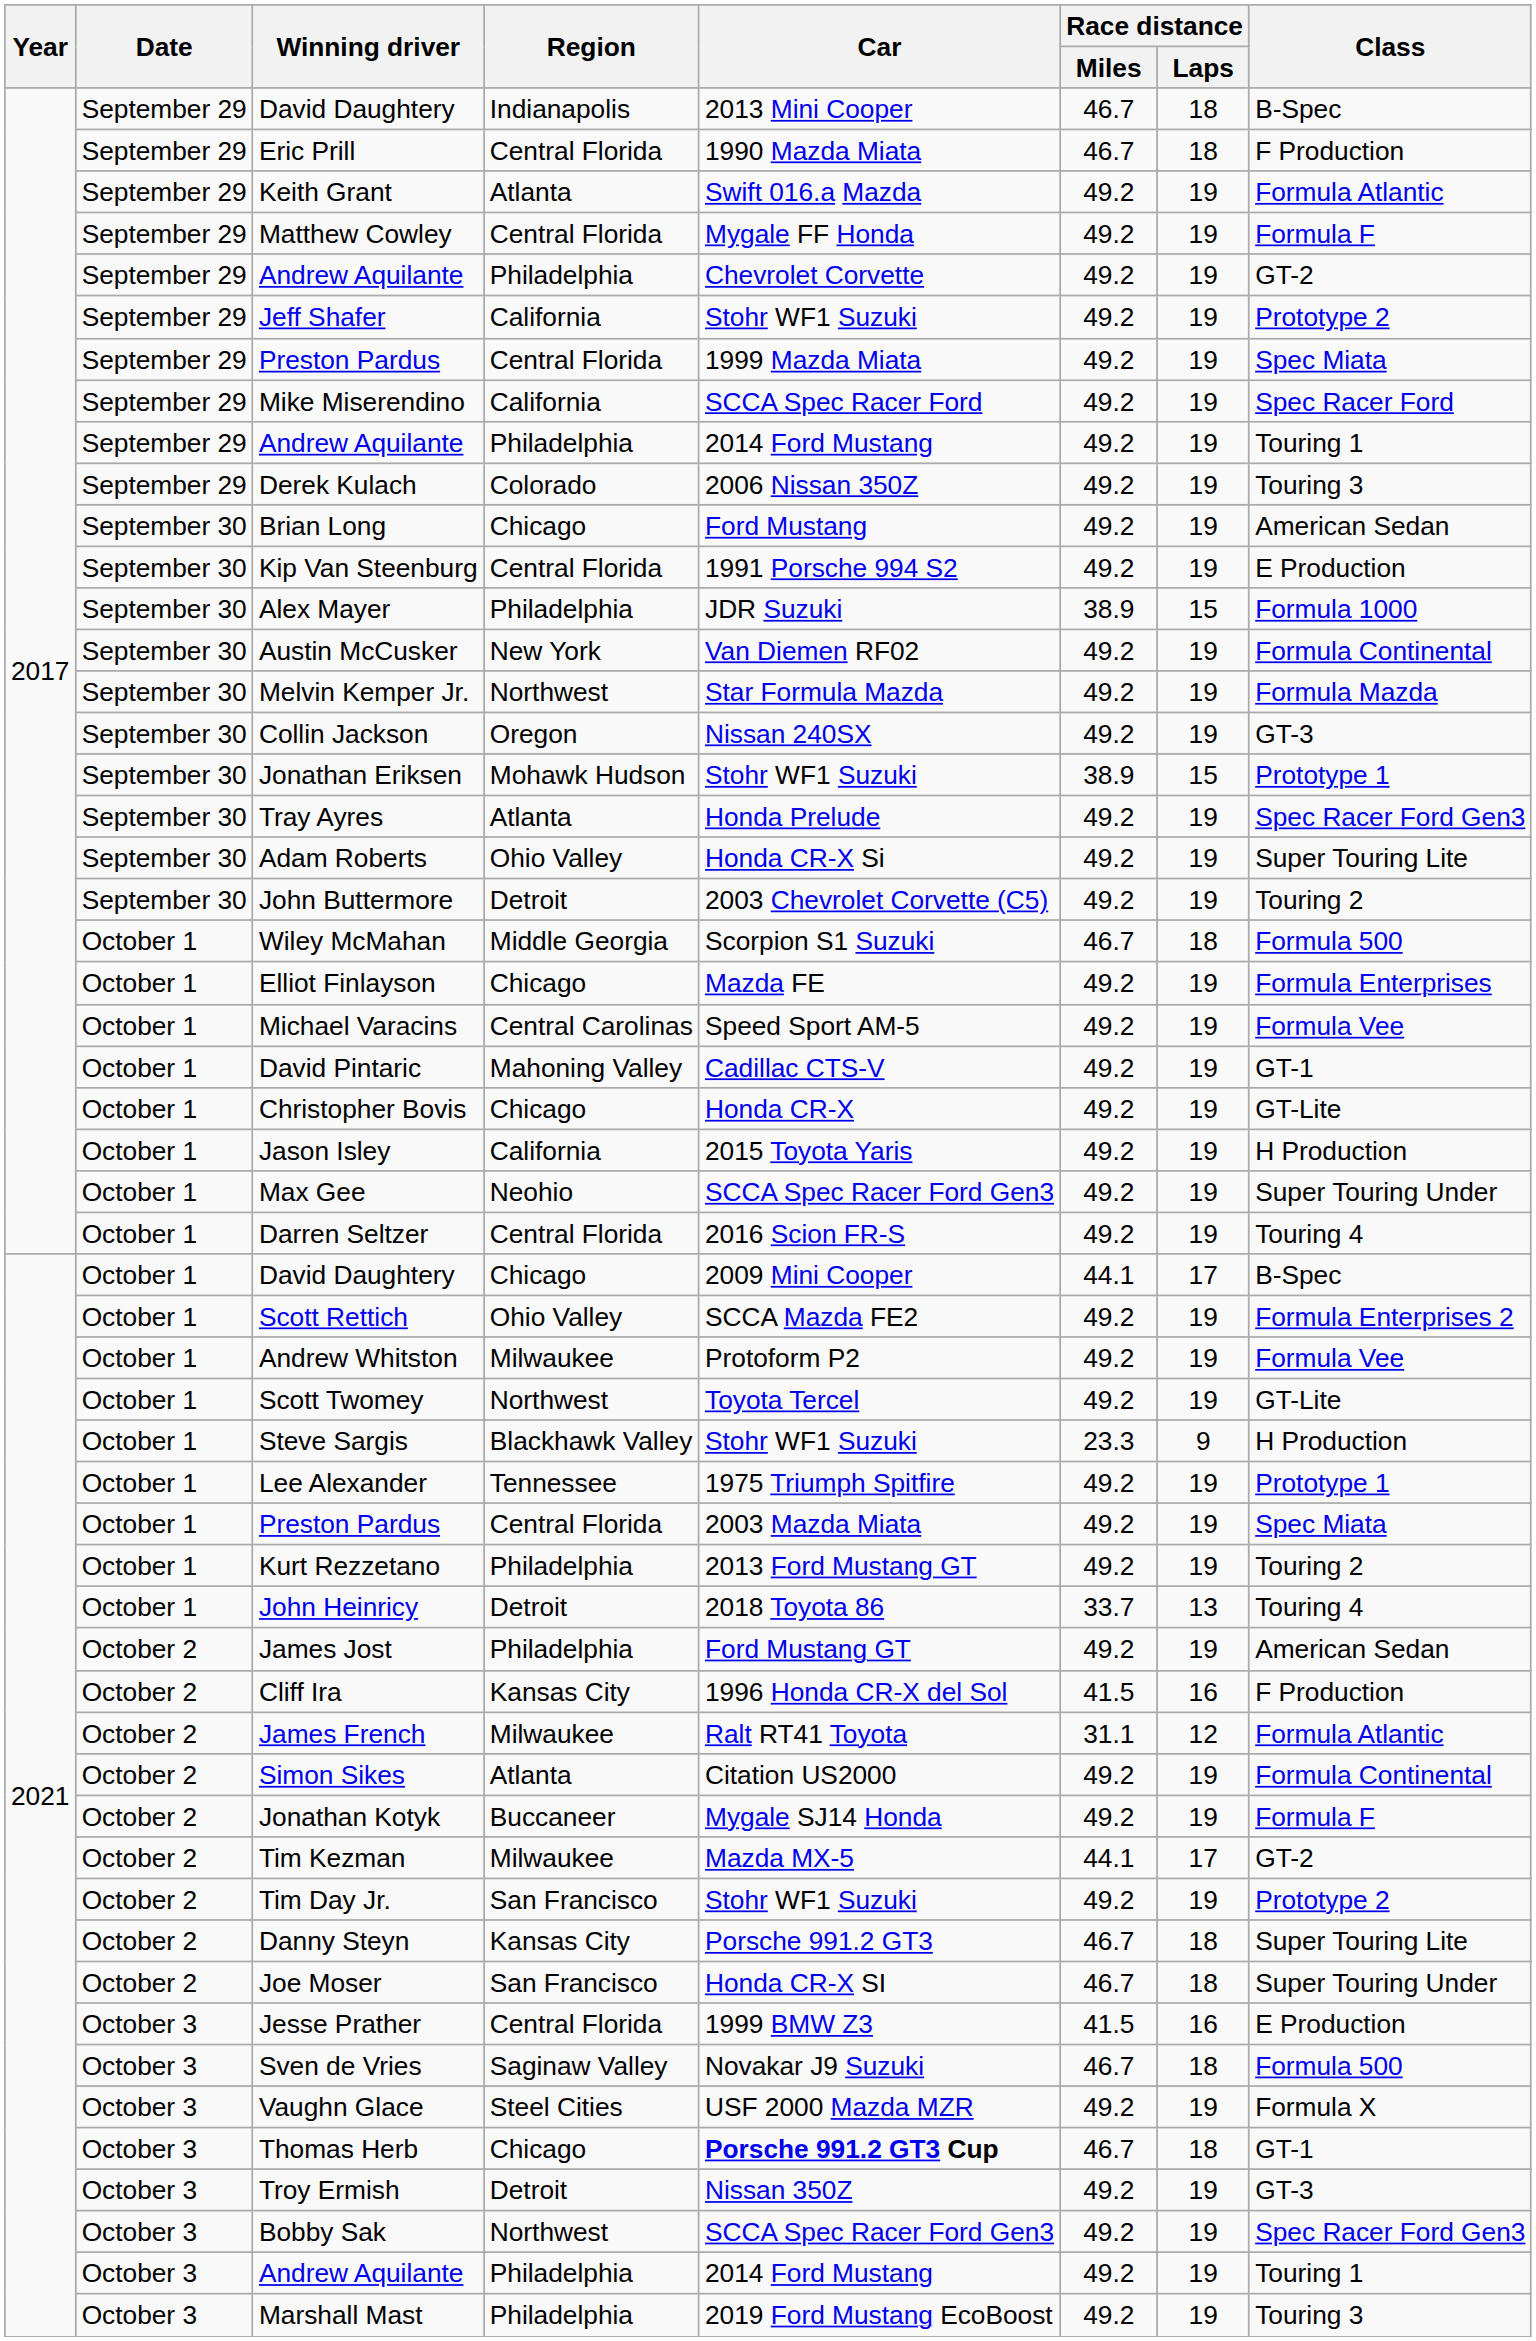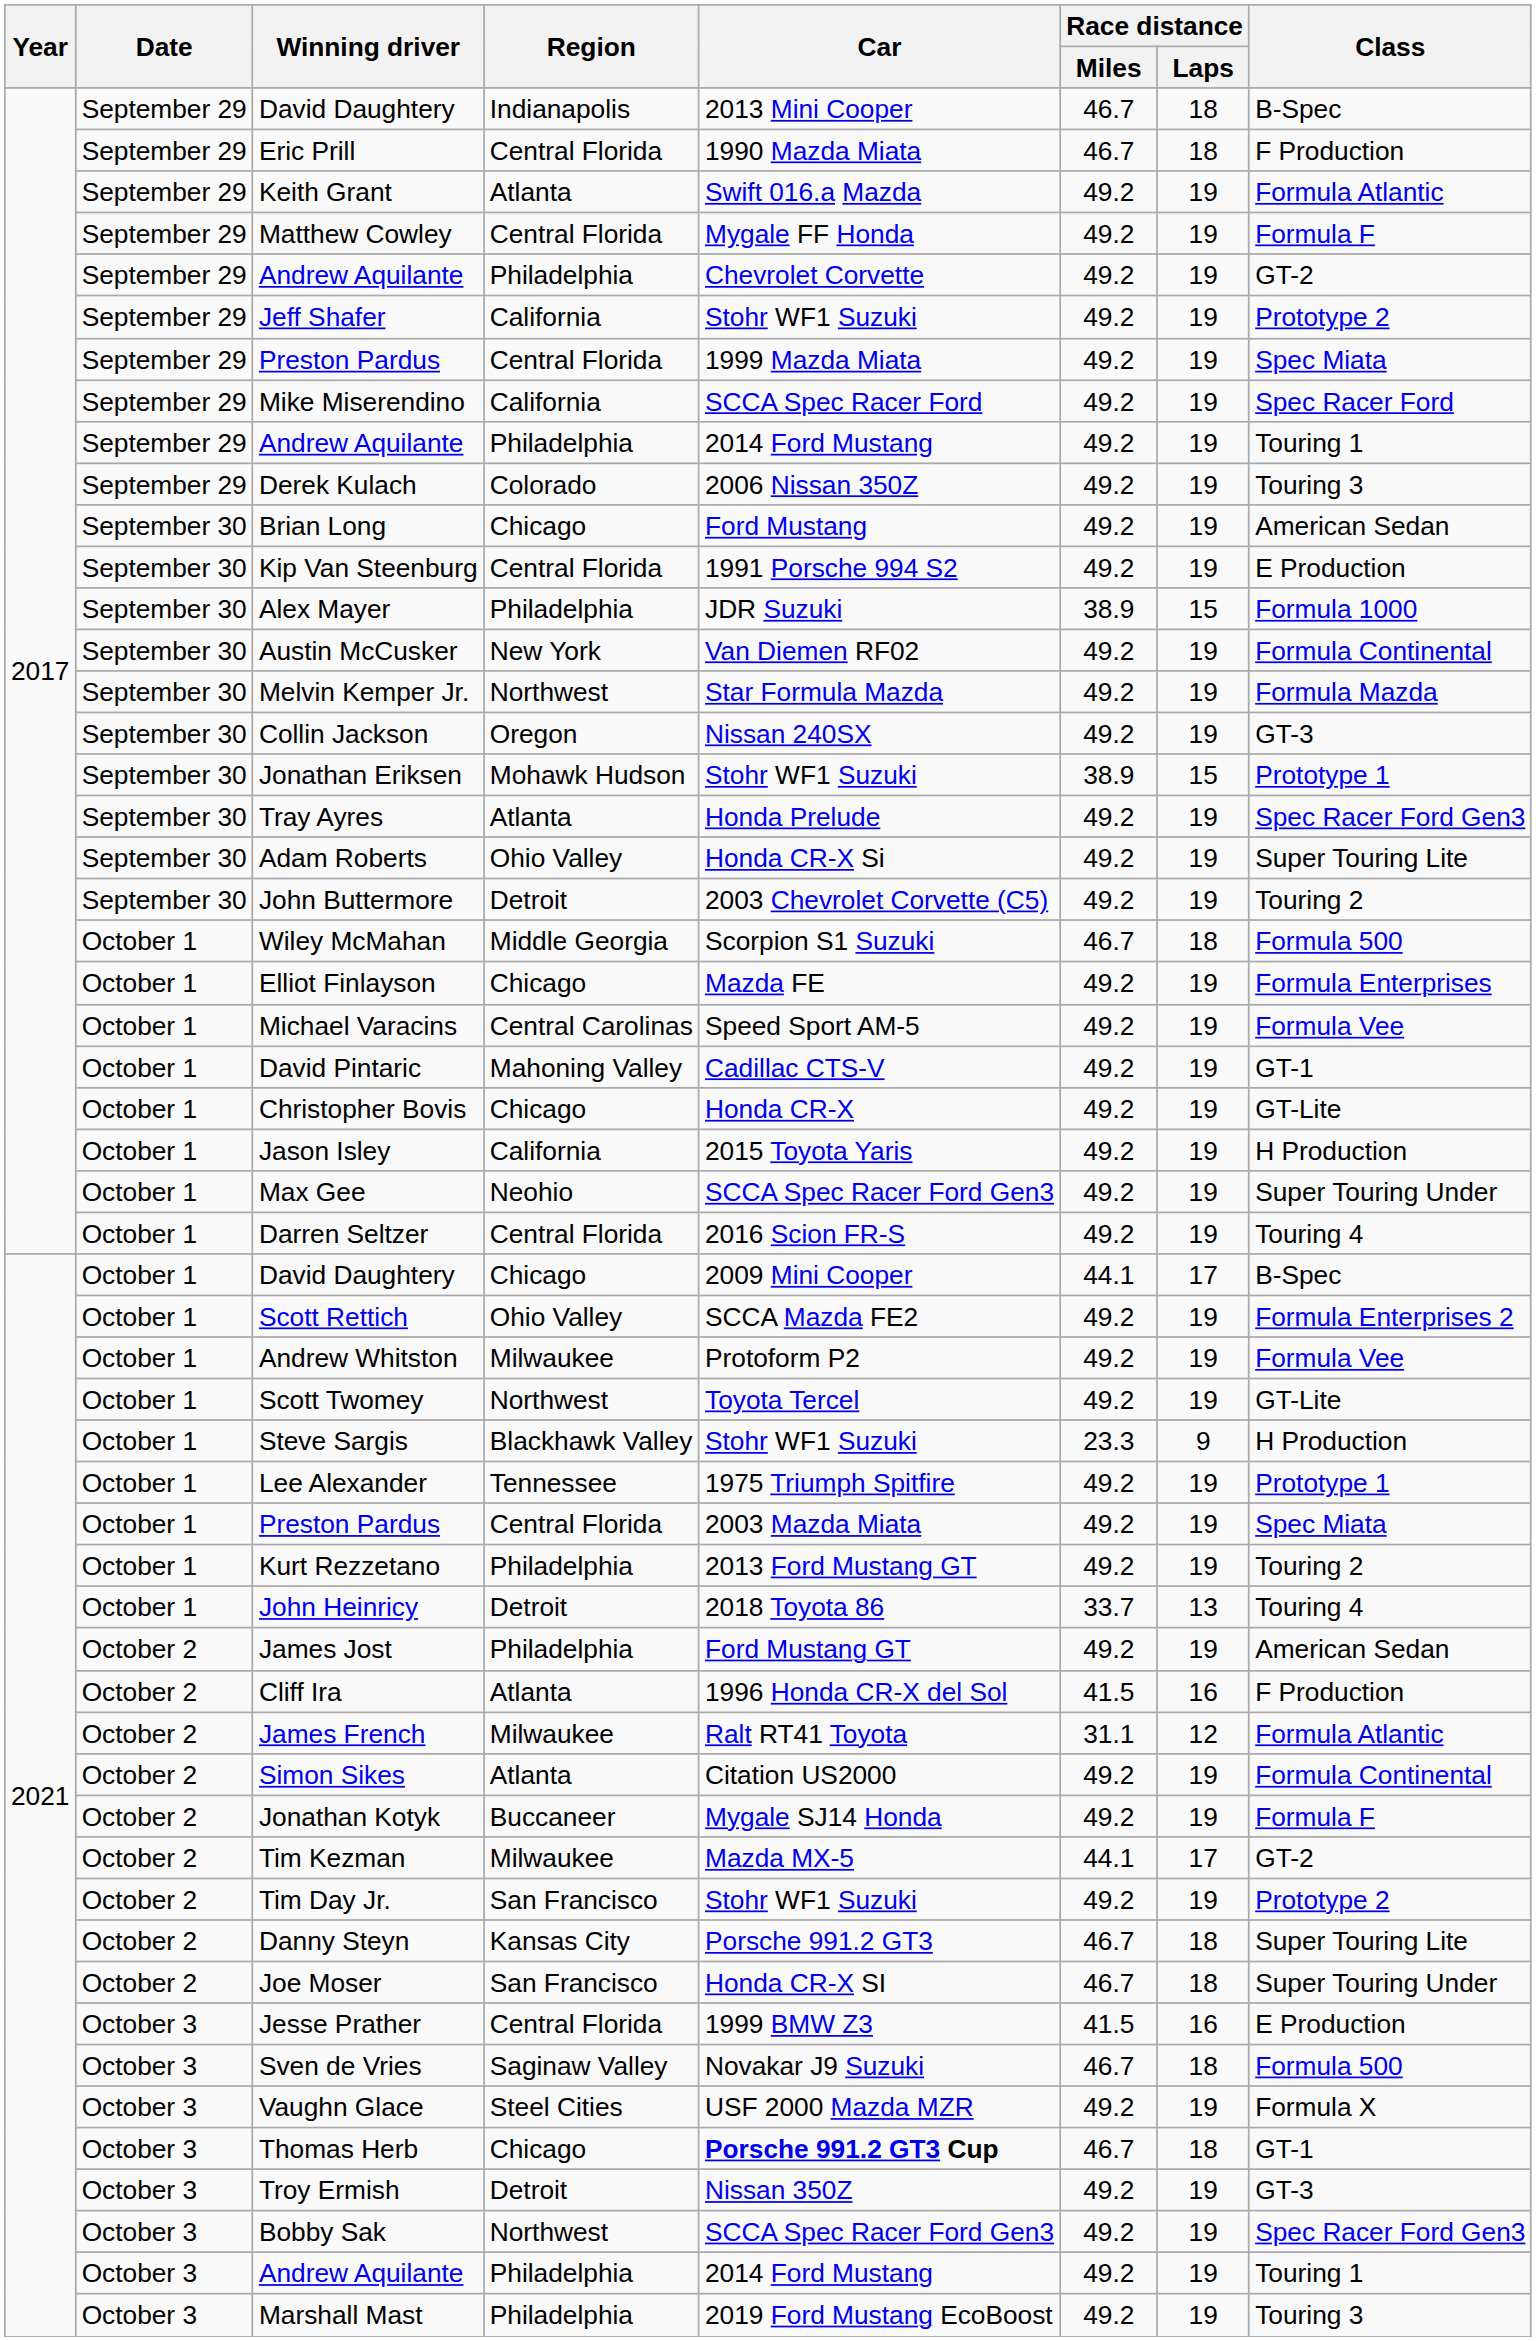(560, 1691) Kansas City -> (531, 1691) Atlanta
